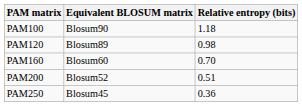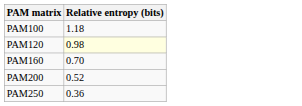- column: (130, 12)
(207, 45) no background -> (75, 45) lightyellow background
(207, 77) 0.51 -> (75, 77) 0.52
